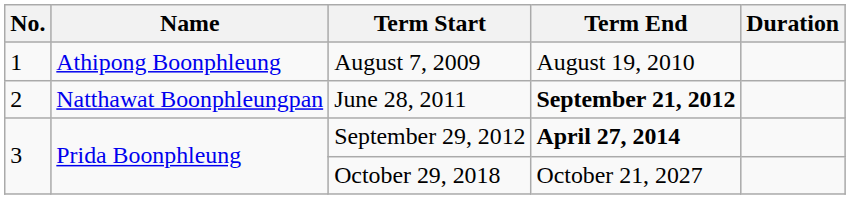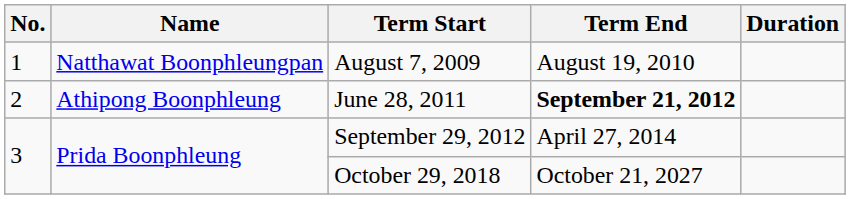(169, 61) Athipong Boonphleung -> (190, 61) Natthawat Boonphleungpan
(190, 99) Natthawat Boonphleungpan -> (169, 99) Athipong Boonphleung
(608, 136) bold -> (606, 136) normal
